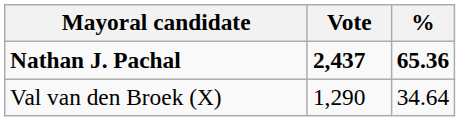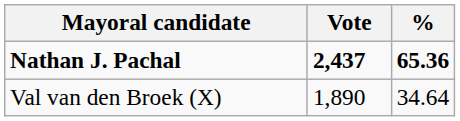(339, 97) 1,290 -> (339, 97) 1,890
